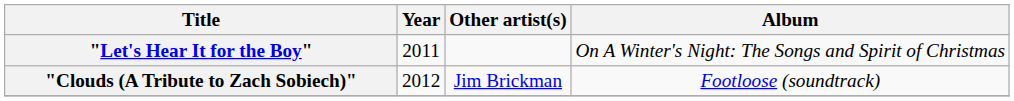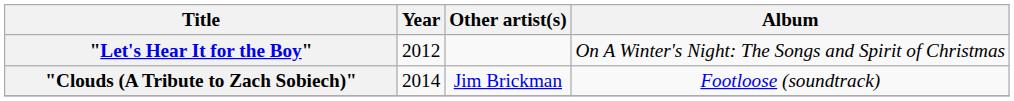(421, 50) 2011 -> (421, 50) 2012
(421, 80) 2012 -> (421, 80) 2014
